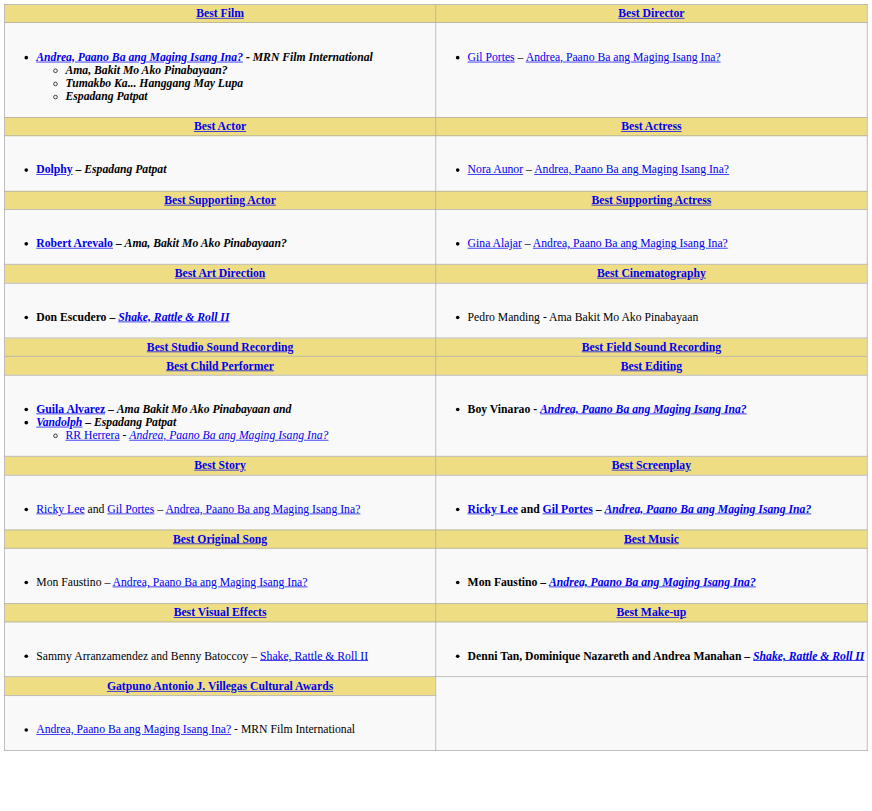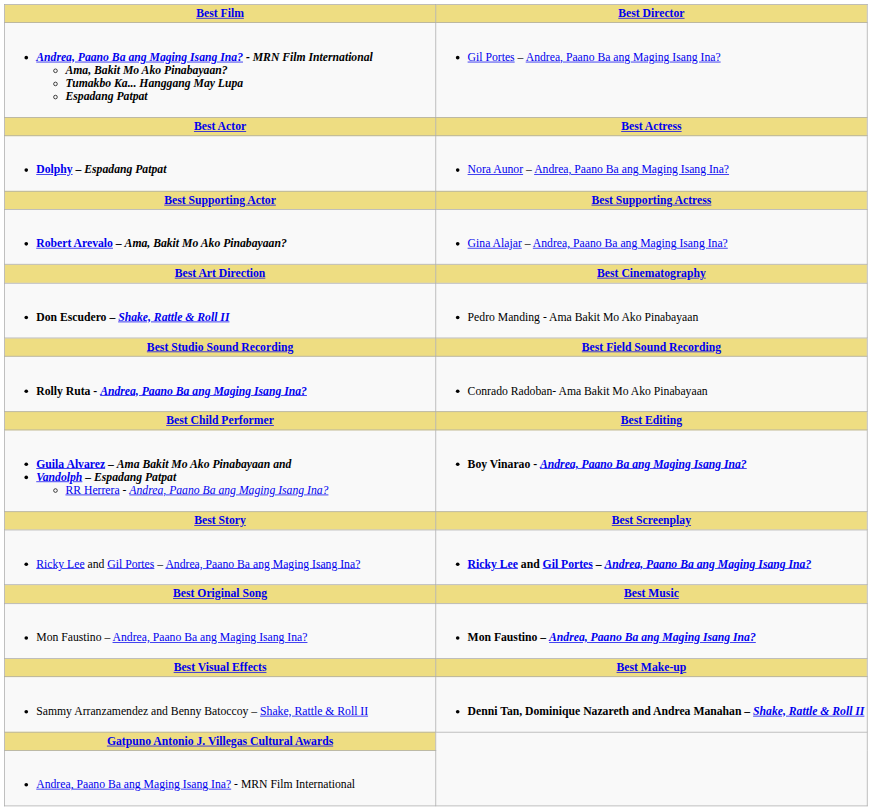+ row: (220, 391)
